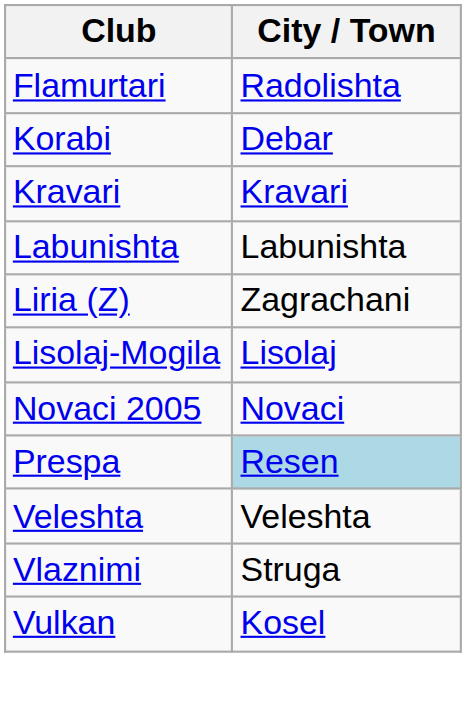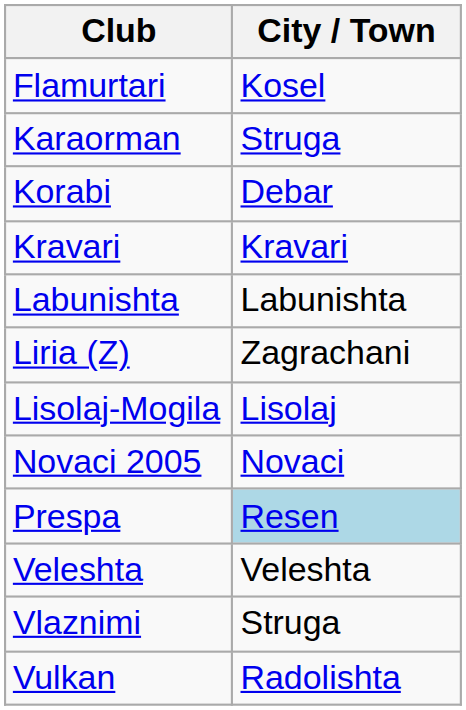(321, 85) Radolishta -> (283, 85) Kosel
+ row: (97, 138)
(283, 623) Kosel -> (321, 676) Radolishta
